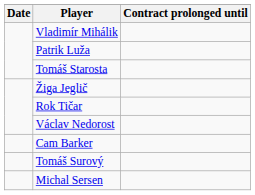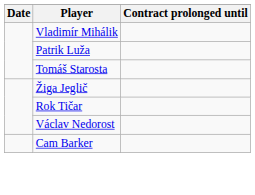- row: (70, 161)
- row: (69, 180)
